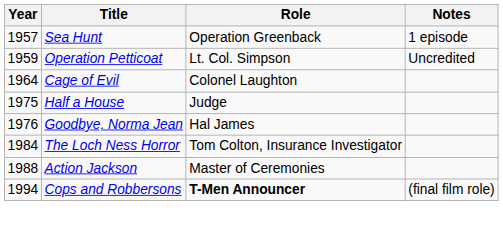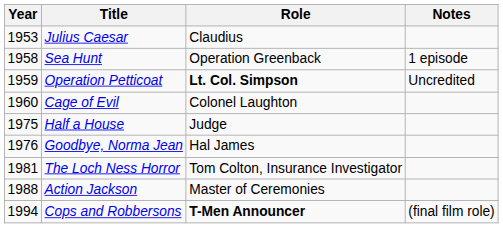+ row: (86, 37)
(23, 37) 1957 -> (23, 59) 1958
(240, 59) normal -> (244, 80) bold
(23, 80) 1964 -> (23, 102) 1960
(23, 146) 1984 -> (23, 168) 1981
